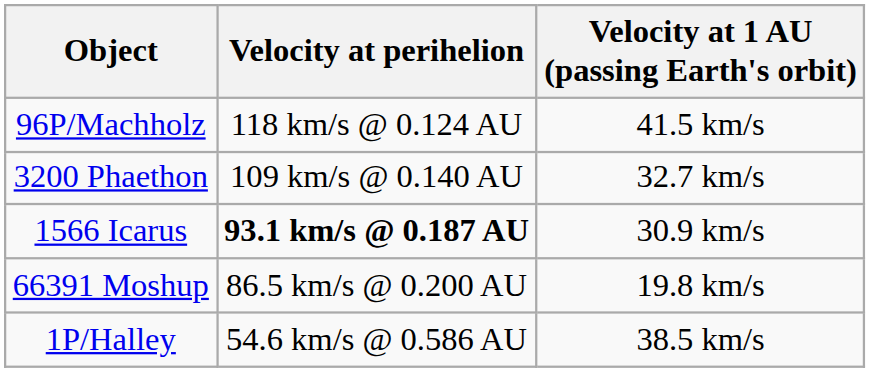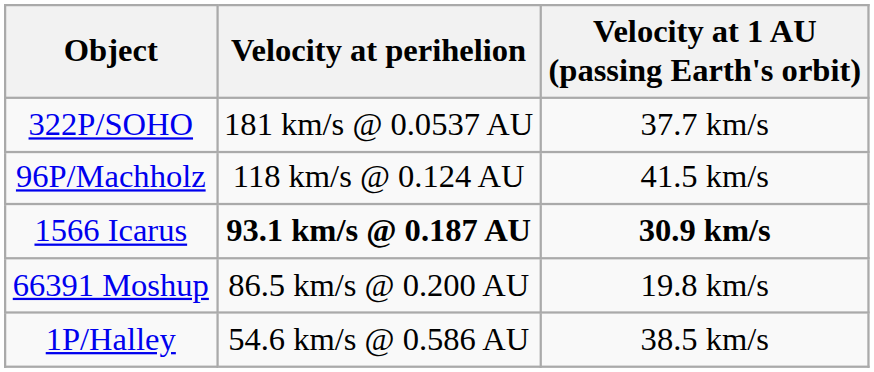+ row: (111, 123)
- row: (111, 177)
(701, 231) normal -> (705, 231) bold
